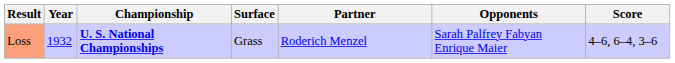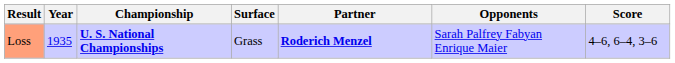(59, 41) 1932 -> (59, 41) 1935
(324, 41) normal -> (326, 41) bold
